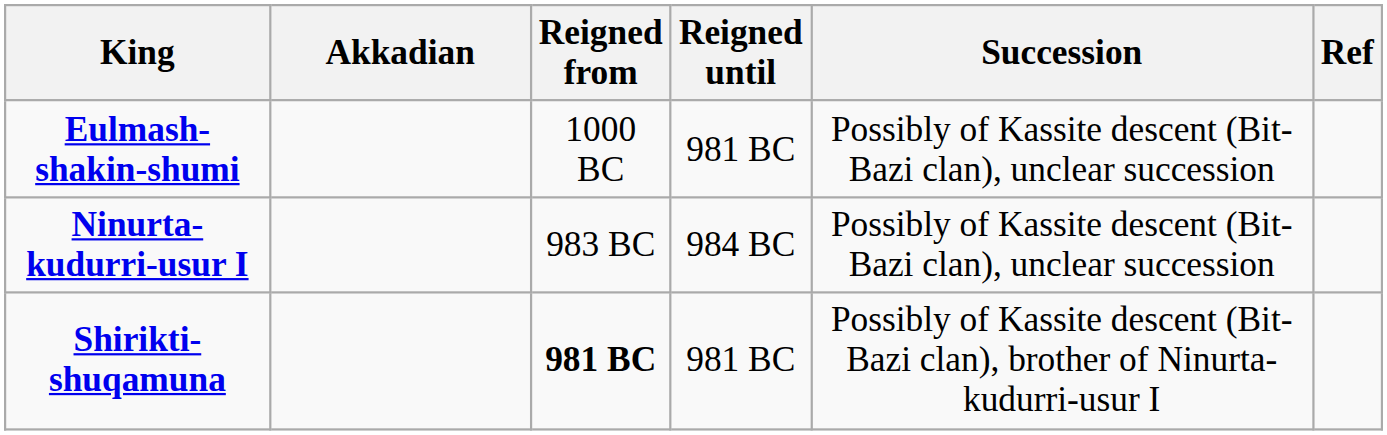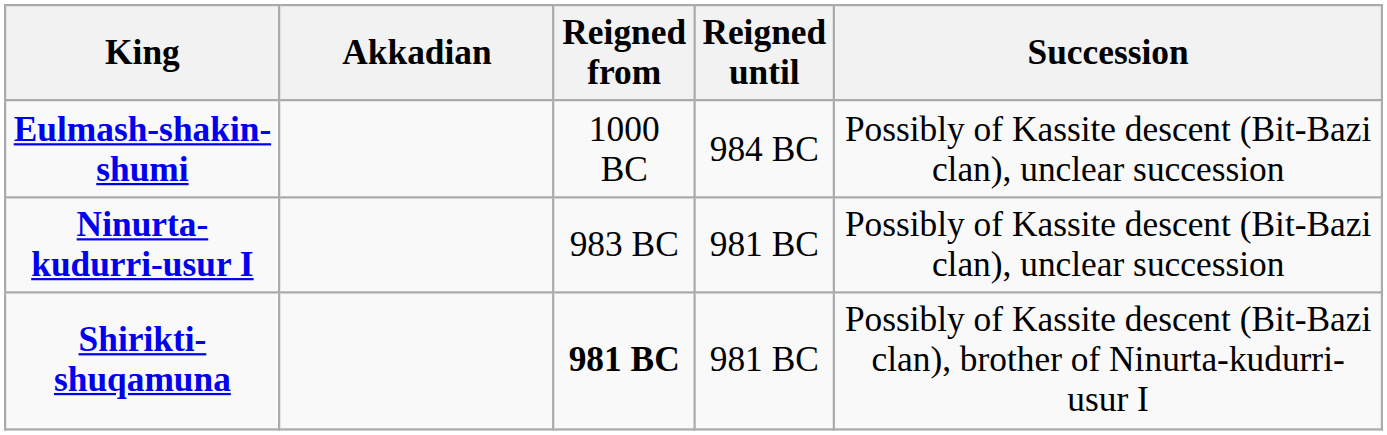- column: (1347, 52)
(741, 148) 981 BC -> (764, 148) 984 BC
(741, 244) 984 BC -> (764, 244) 981 BC
